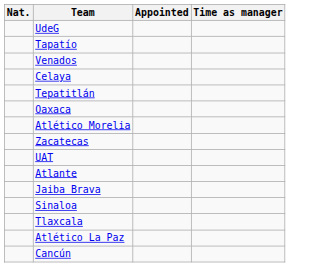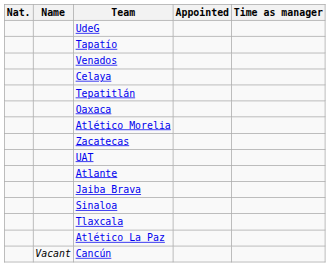+ column: (53, 12)
